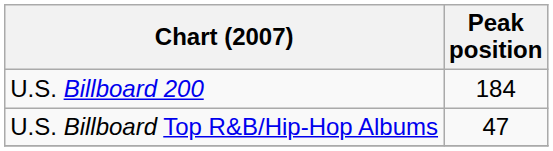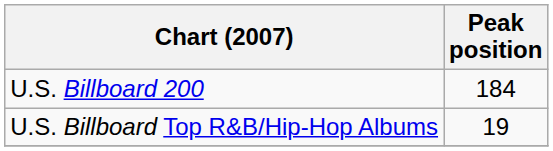(496, 126) 47 -> (496, 126) 19
